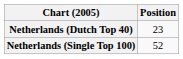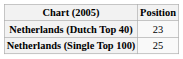(158, 45) 52 -> (158, 45) 25
